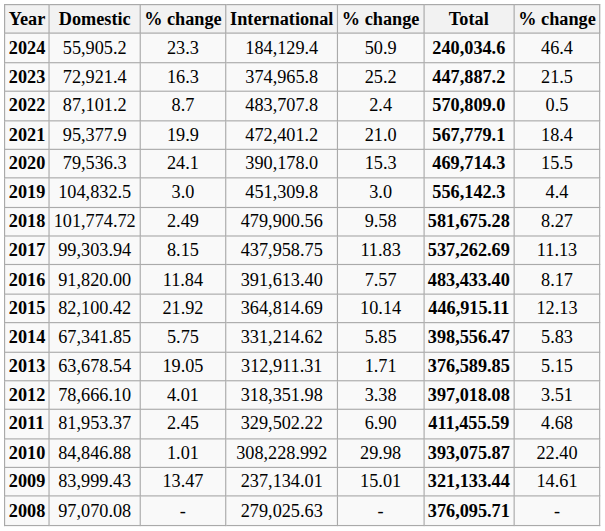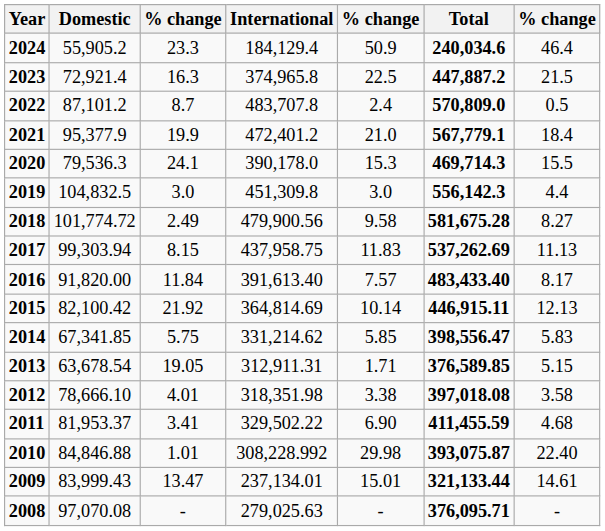(381, 76) 25.2 -> (381, 76) 22.5
(557, 395) 3.51 -> (557, 395) 3.58
(183, 423) 2.45 -> (183, 423) 3.41
